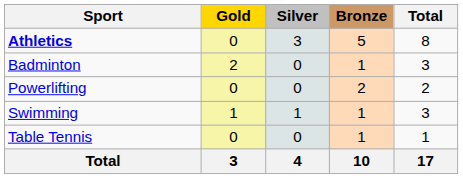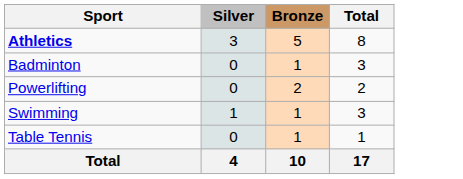- column: (233, 16)
